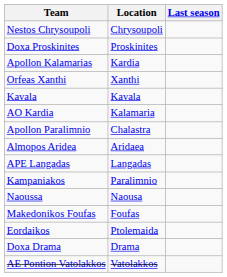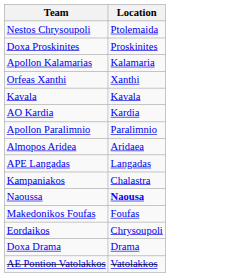- column: (194, 12)
(137, 29) Chrysoupoli -> (134, 29) Ptolemaida
(125, 63) Kardia -> (133, 63) Kalamaria
(133, 113) Kalamaria -> (125, 113) Kardia
(131, 130) Chalastra -> (134, 130) Paralimnio
(134, 180) Paralimnio -> (131, 180) Chalastra
(126, 197) normal -> (127, 197) bold
(134, 230) Ptolemaida -> (137, 230) Chrysoupoli
